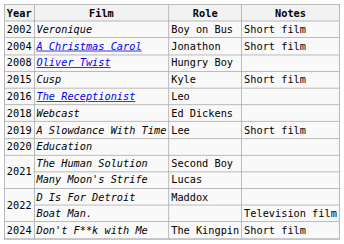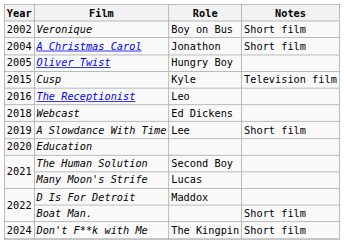(19, 63) 2008 -> (19, 63) 2005
(275, 80) Short film -> (290, 80) Television film
(290, 214) Television film -> (275, 214) Short film
